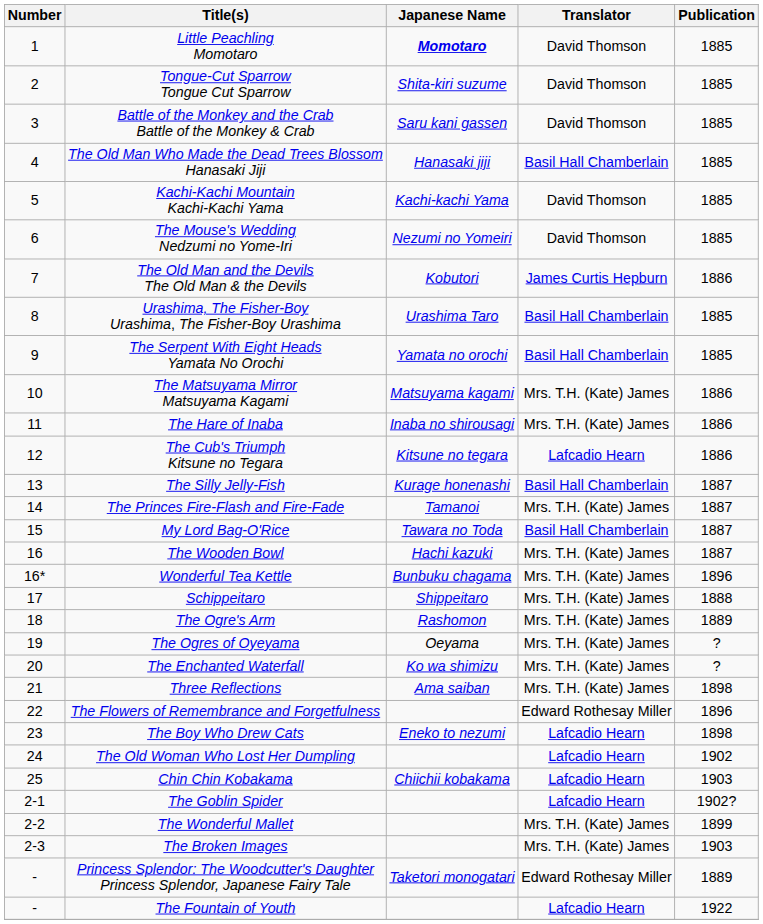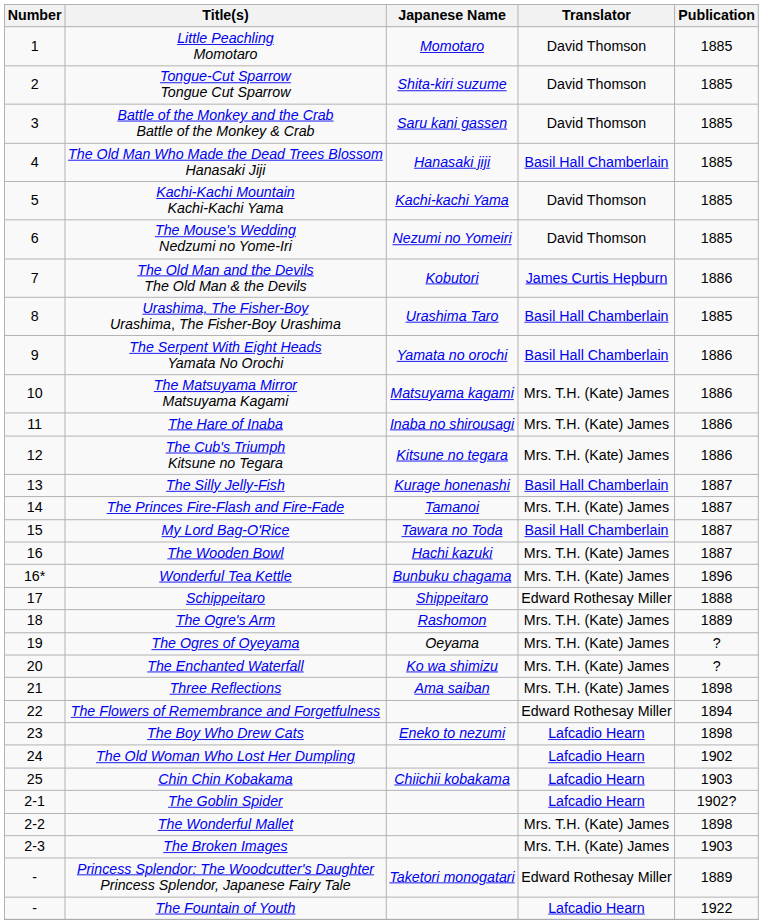(452, 46) bold -> (452, 46) normal
(717, 355) 1885 -> (717, 355) 1886
(596, 455) Lafcadio Hearn -> (596, 455) Mrs. T.H. (Kate) James
(596, 598) Mrs. T.H. (Kate) James -> (596, 598) Edward Rothesay Miller
(717, 711) 1896 -> (717, 711) 1894
(717, 824) 1899 -> (717, 824) 1898
